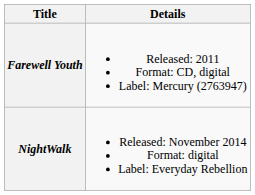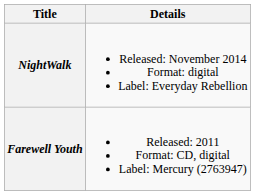rows swapped: (45, 65) <-> (45, 148)
